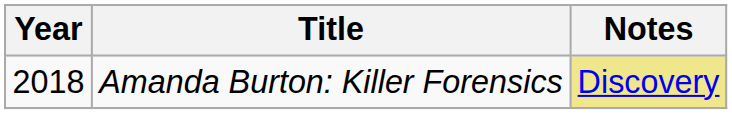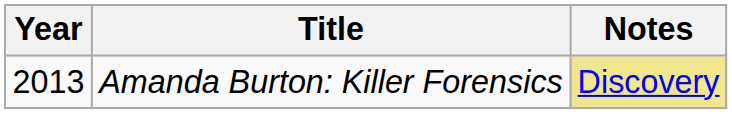(48, 81) 2018 -> (48, 81) 2013
